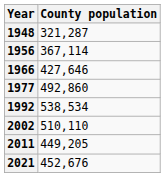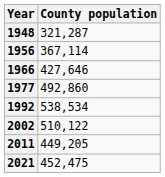(64, 126) 510,110 -> (64, 126) 510,122
(64, 163) 452,676 -> (64, 163) 452,475
